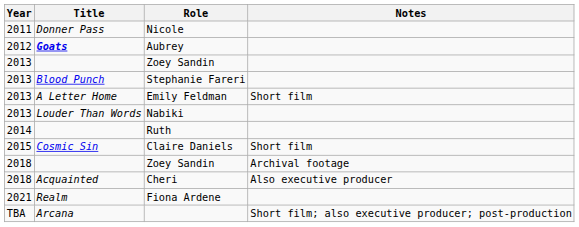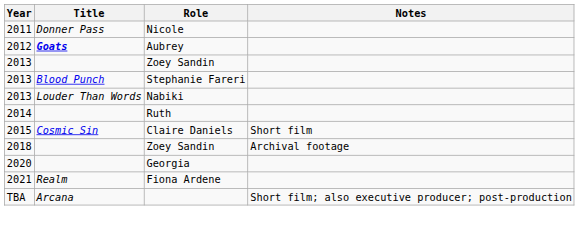- row: (19, 96)
- row: (19, 180)
+ row: (19, 163)
